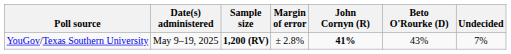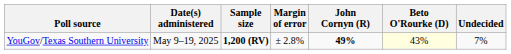(345, 41) 41% -> (345, 41) 49%
(419, 41) no background -> (419, 41) lightyellow background
